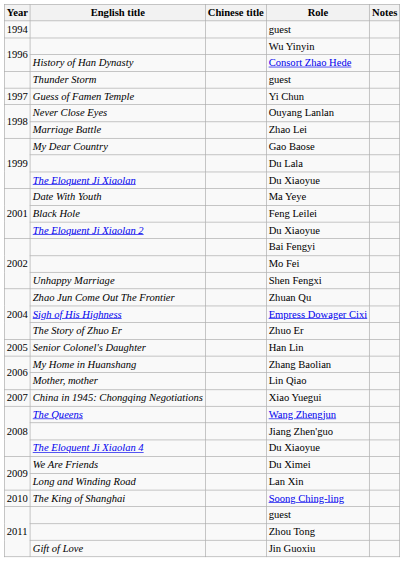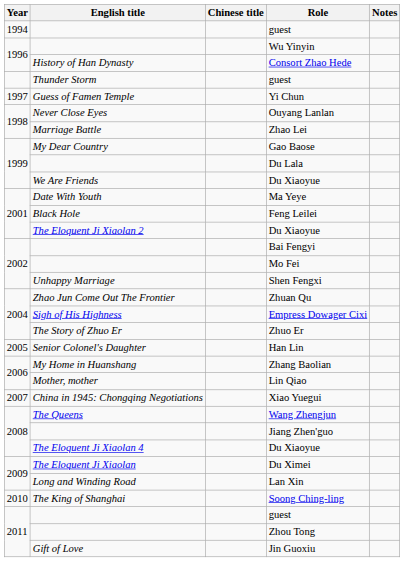(84, 180) The Eloquent Ji Xiaolan -> (65, 180) We Are Friends
(65, 465) We Are Friends -> (84, 465) The Eloquent Ji Xiaolan
